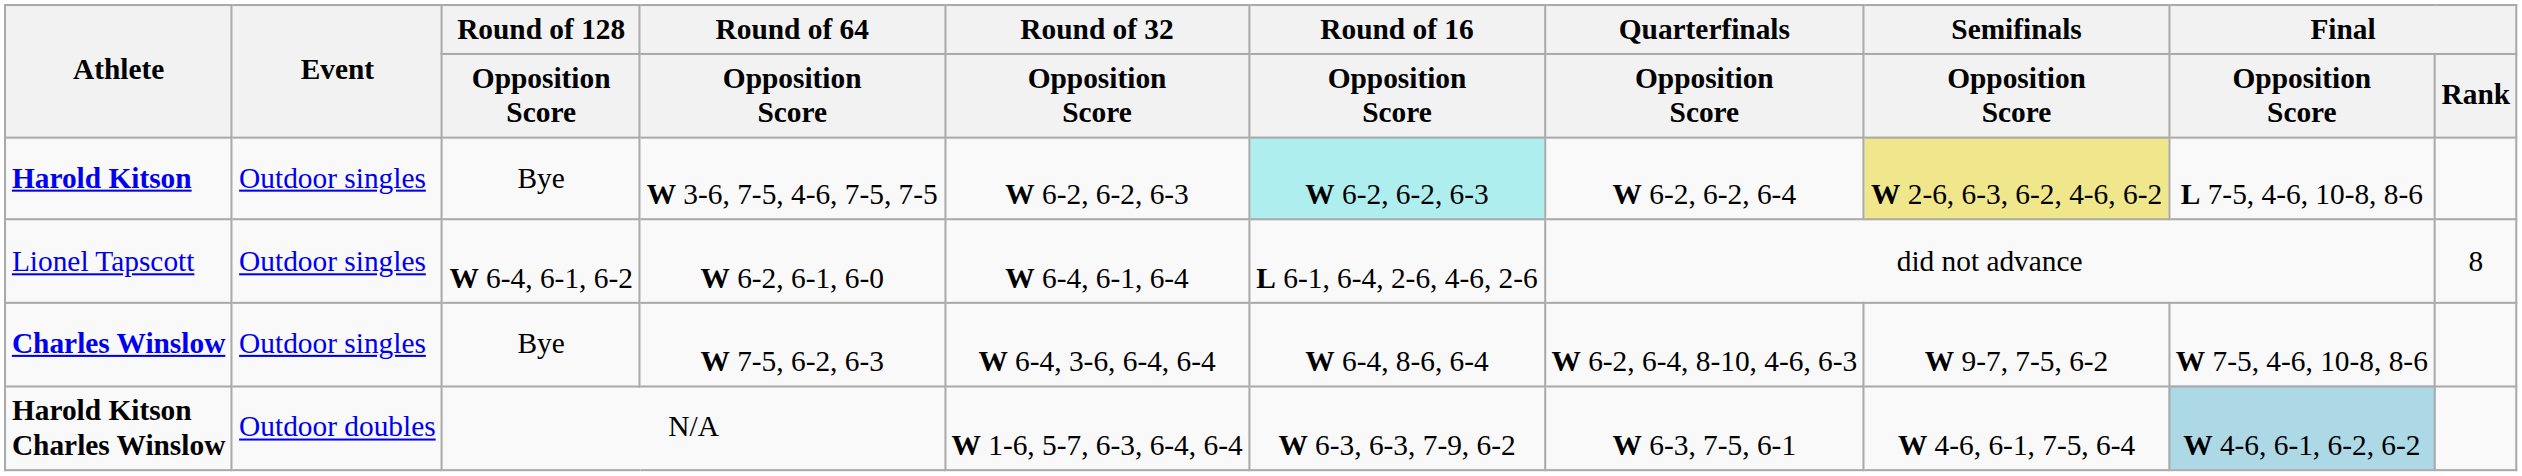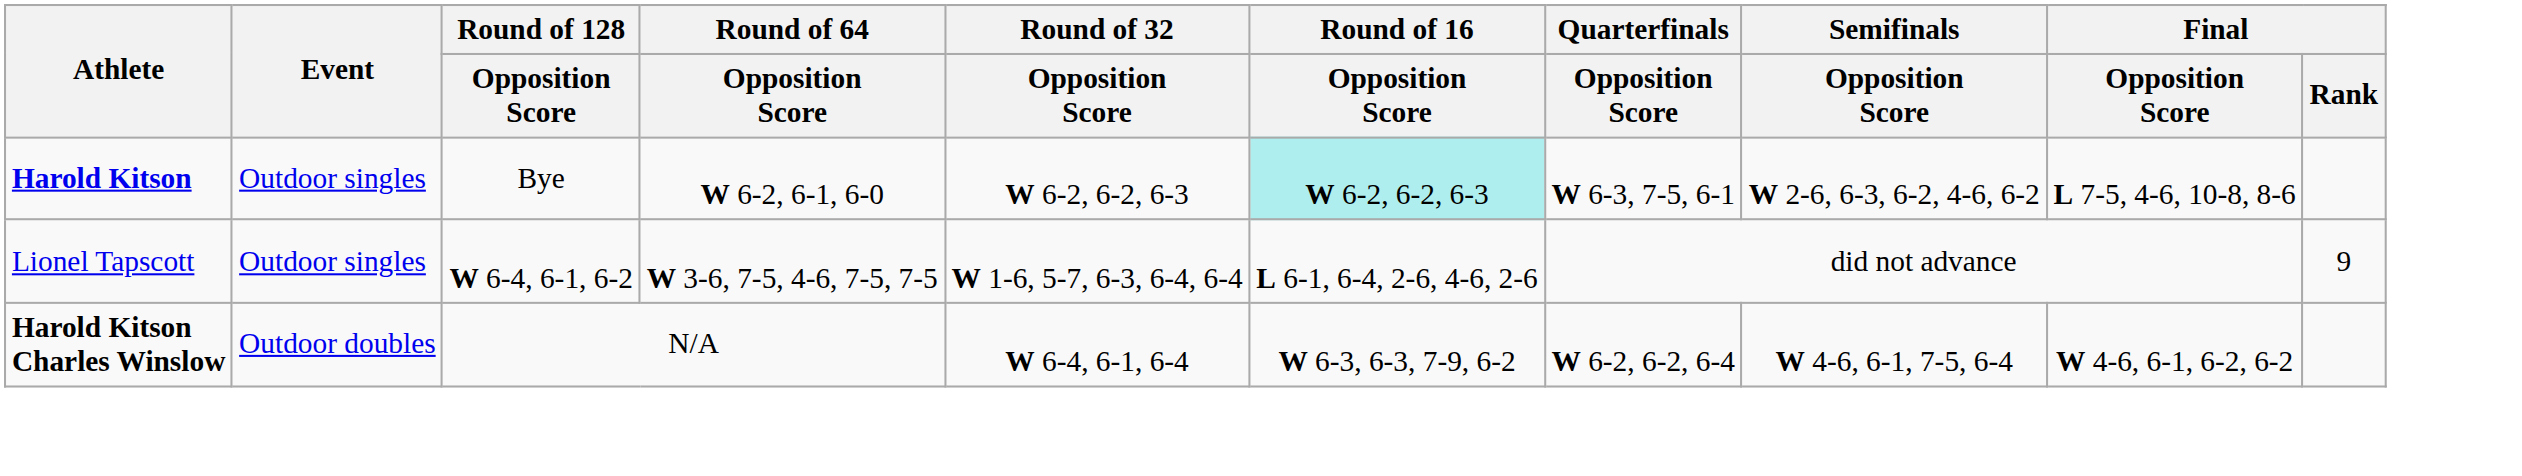(792, 195) W 3-6, 7-5, 4-6, 7-5, 7-5 -> (792, 195) W 6-2, 6-1, 6-0
(1704, 195) W 6-2, 6-2, 6-4 -> (1643, 195) W 6-3, 7-5, 6-1
(2017, 195) khaki background -> (1894, 195) no background
(792, 278) W 6-2, 6-1, 6-0 -> (792, 278) W 3-6, 7-5, 4-6, 7-5, 7-5
(1097, 278) W 6-4, 6-1, 6-4 -> (1097, 278) W 1-6, 5-7, 6-3, 6-4, 6-4
(2476, 261) 8 -> (2344, 261) 9
- row: (119, 344)
(1097, 444) W 1-6, 5-7, 6-3, 6-4, 6-4 -> (1097, 361) W 6-4, 6-1, 6-4
(1704, 444) W 6-3, 7-5, 6-1 -> (1643, 361) W 6-2, 6-2, 6-4
(2302, 444) lightblue background -> (2175, 361) no background
